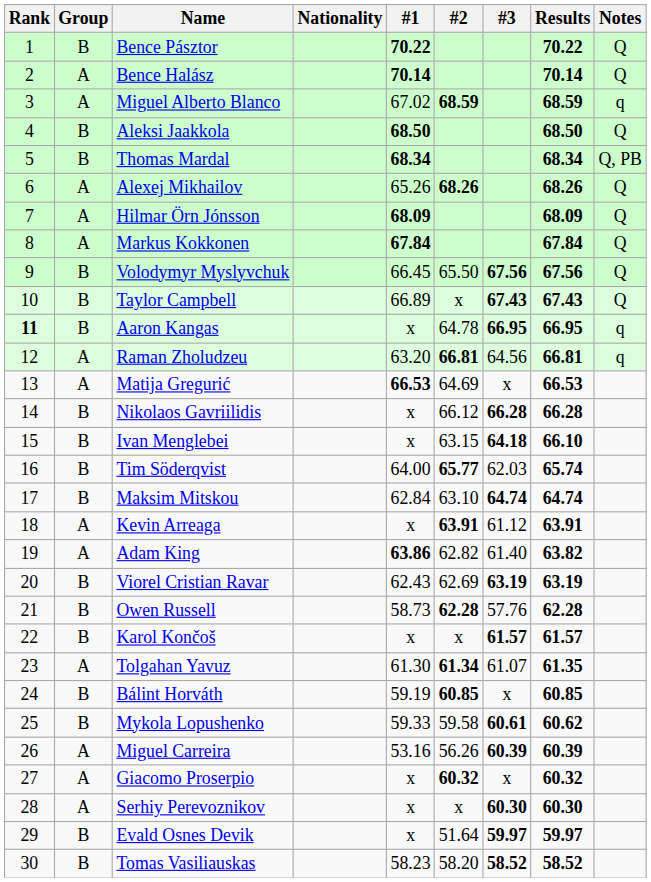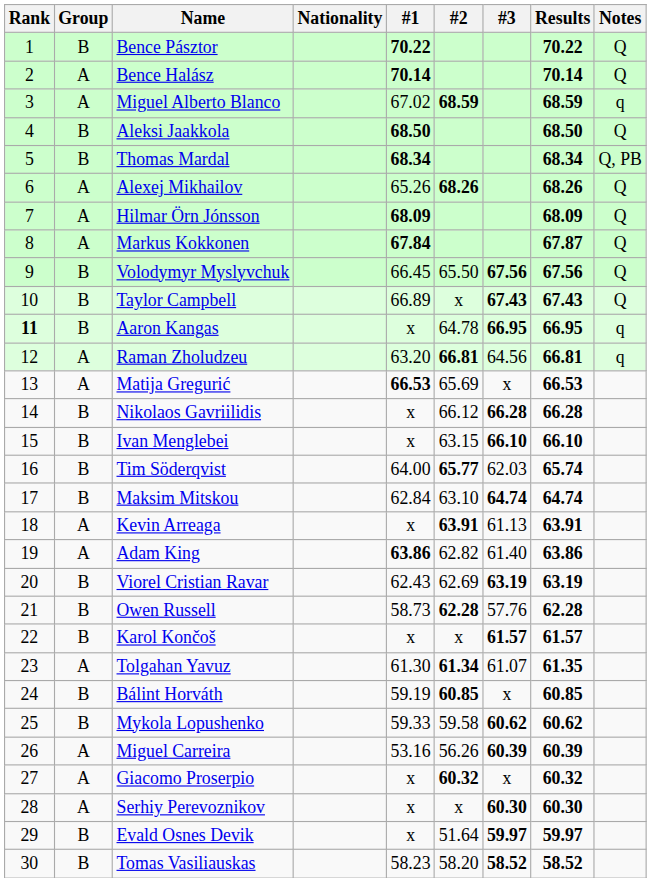(563, 243) 67.84 -> (563, 243) 67.87
(459, 384) 64.69 -> (459, 384) 65.69
(507, 441) 64.18 -> (507, 441) 66.10
(507, 525) 61.12 -> (507, 525) 61.13
(563, 553) 63.82 -> (563, 553) 63.86
(507, 722) 60.61 -> (507, 722) 60.62
